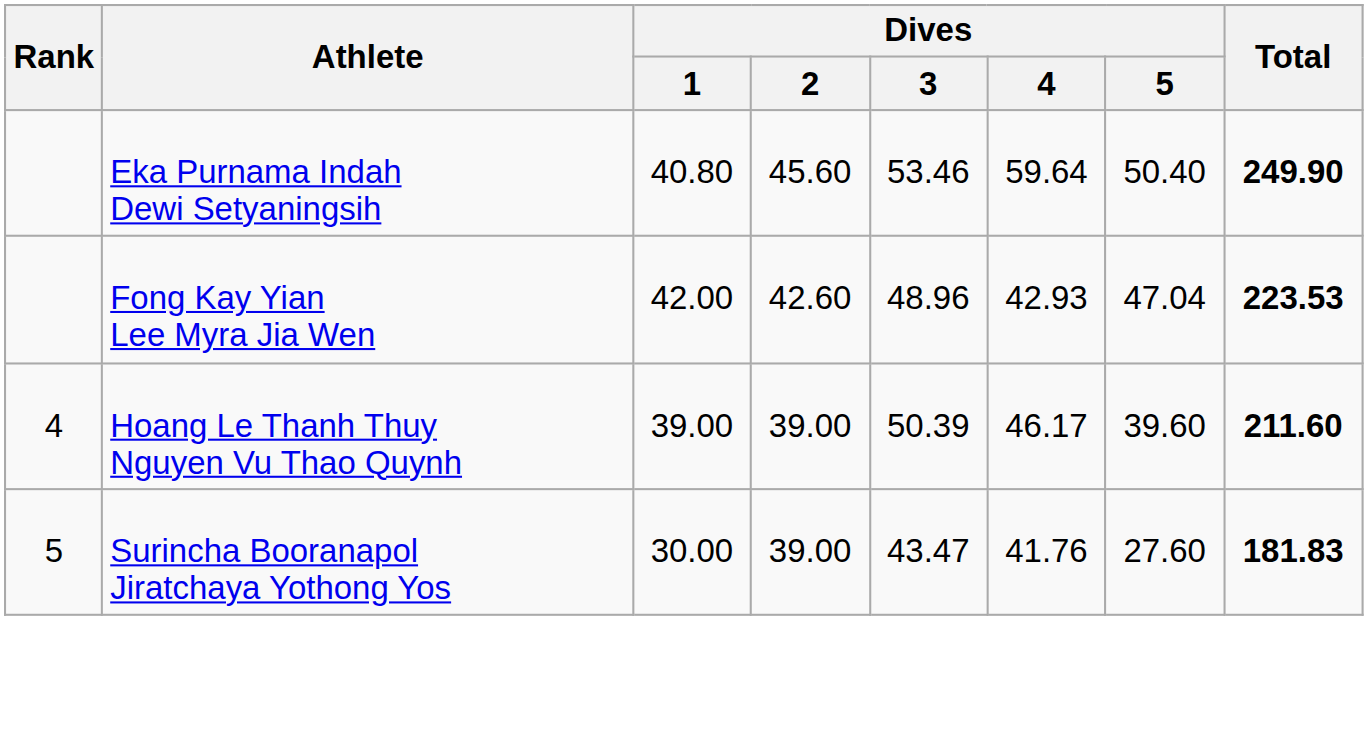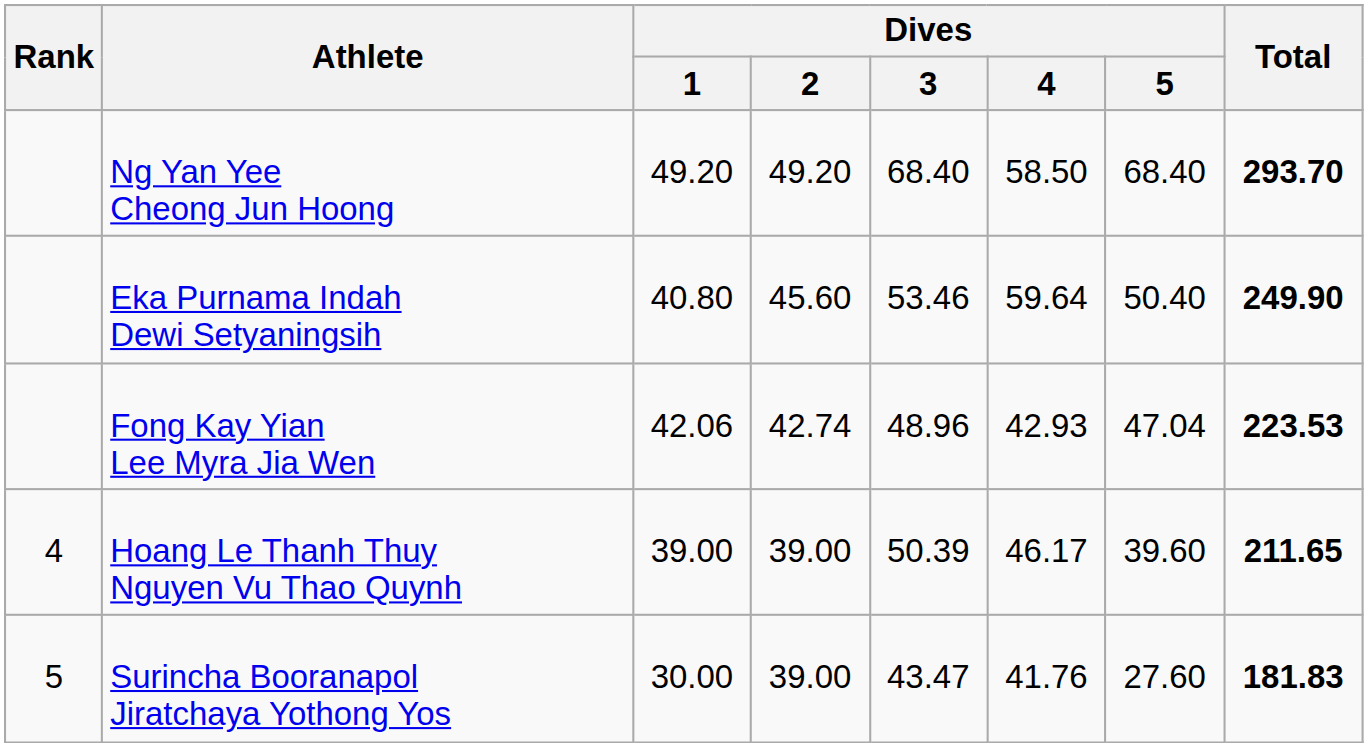+ row: (252, 190)
(692, 298) 42.00 -> (692, 425) 42.06
(810, 298) 42.60 -> (810, 425) 42.74
(1293, 425) 211.60 -> (1293, 551) 211.65
